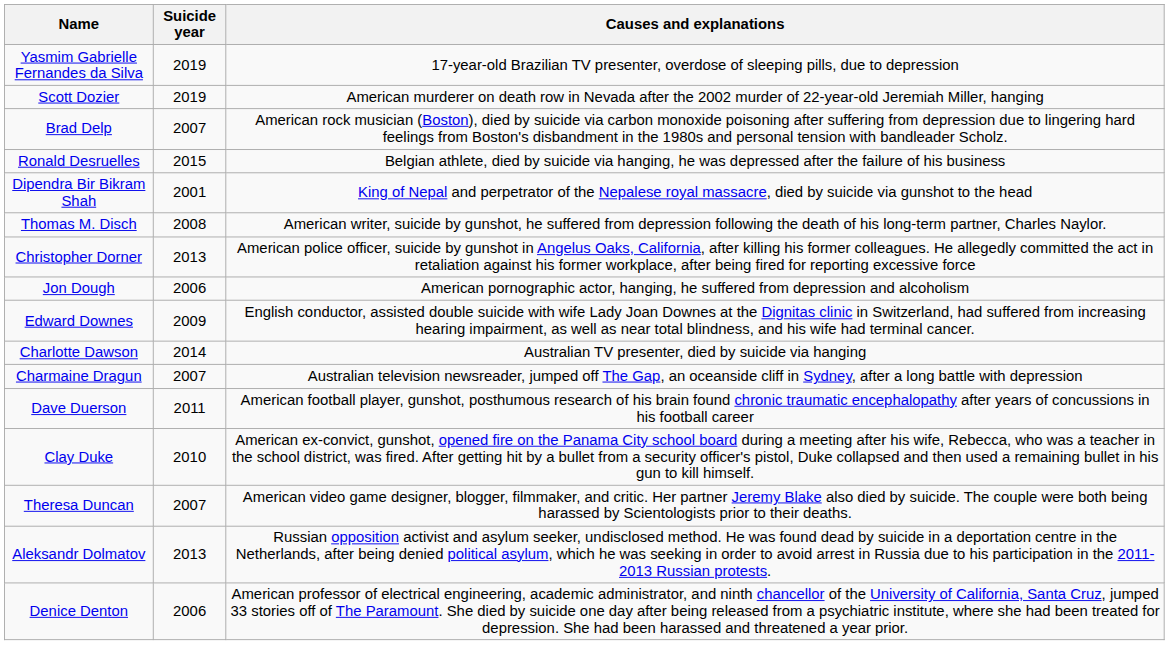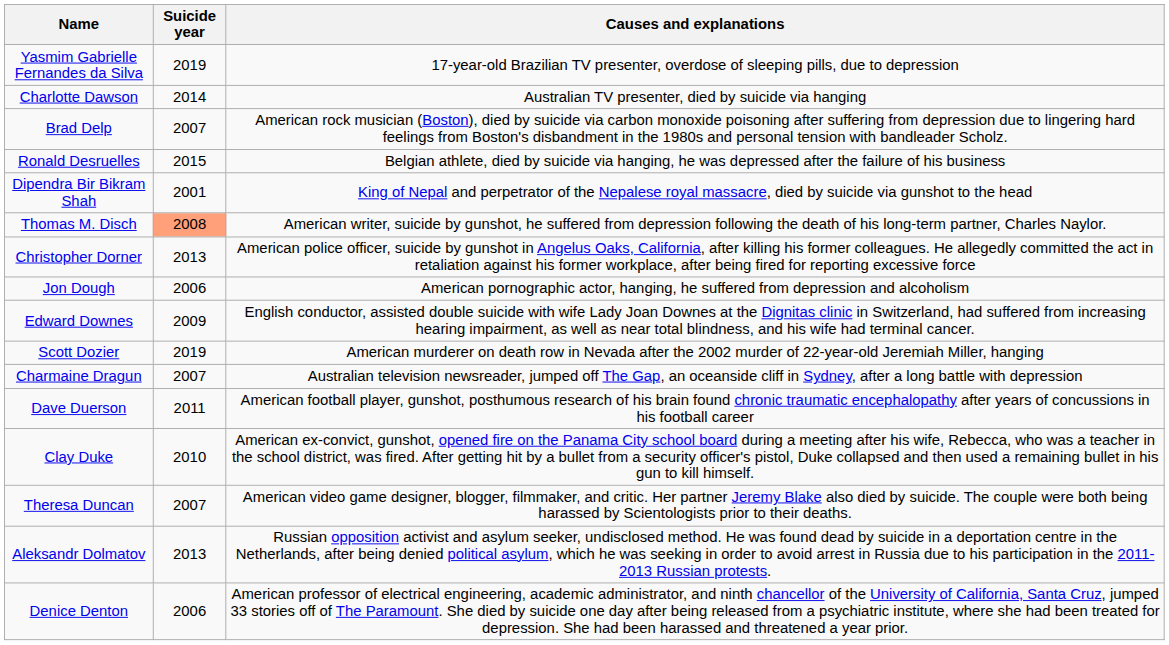rows swapped: (79, 352) <-> (79, 96)
(190, 224) no background -> (190, 224) lightsalmon background
